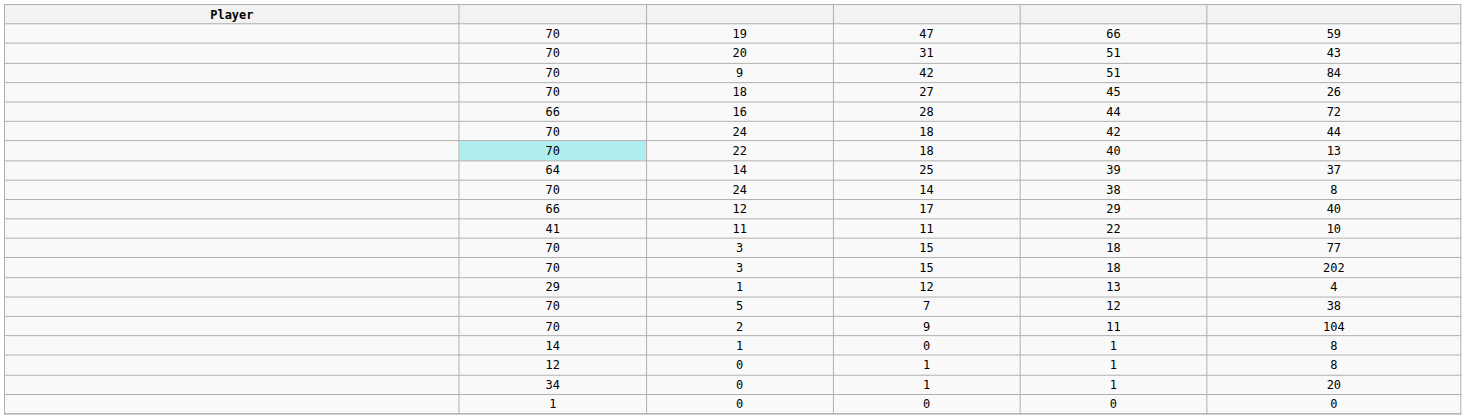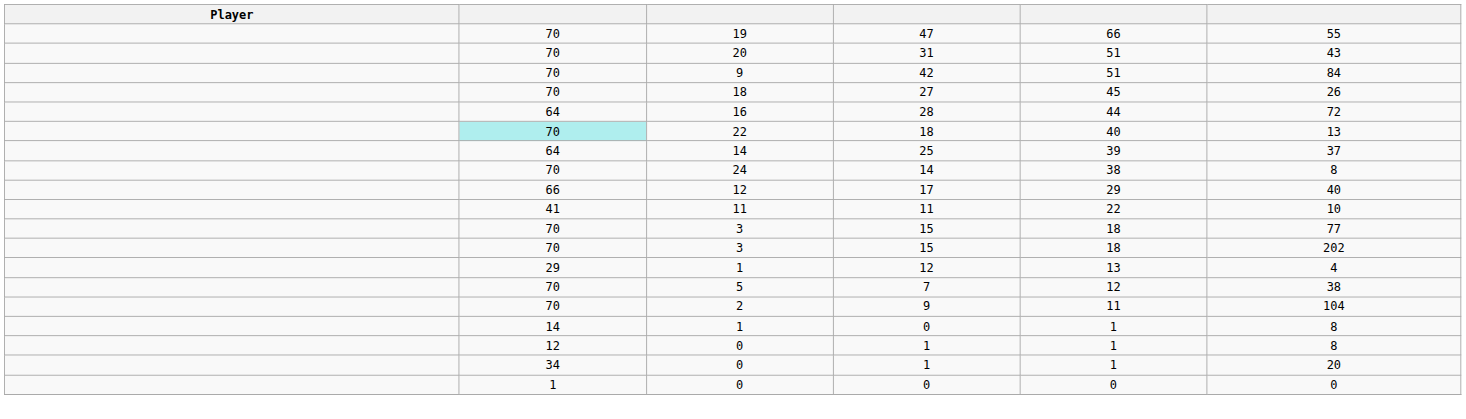(1334, 34) 59 -> (1334, 34) 55
(553, 112) 66 -> (553, 112) 64
- row: (740, 131)
